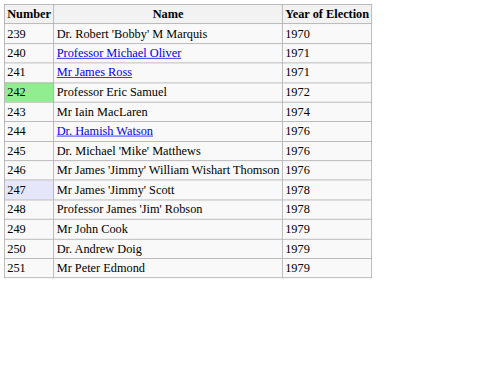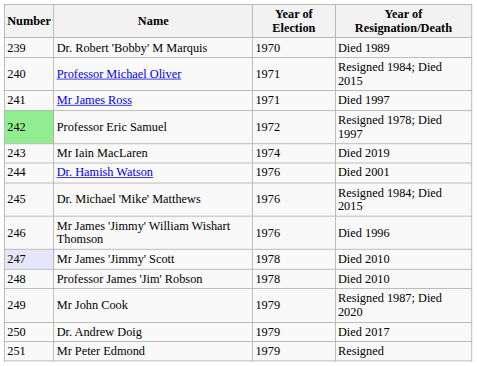+ column: (403, 21)
